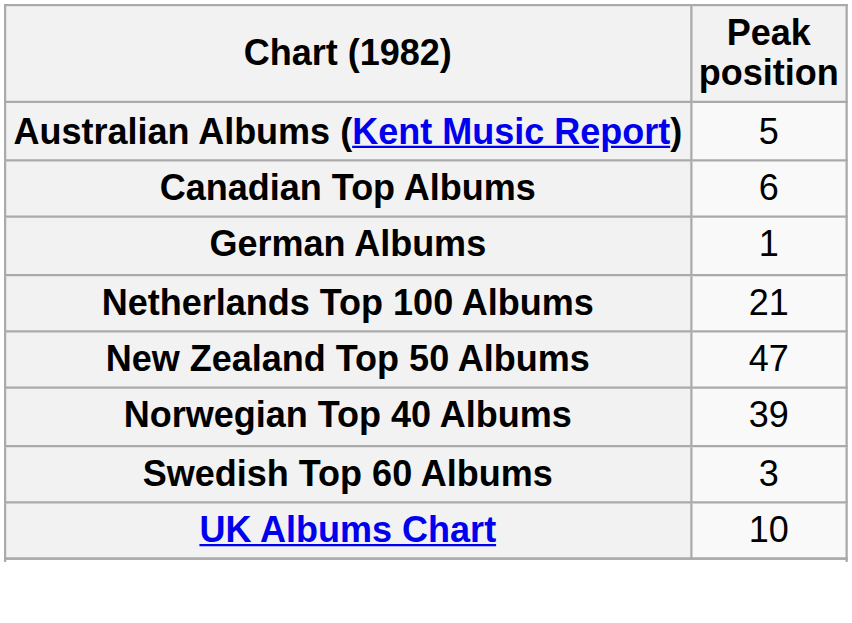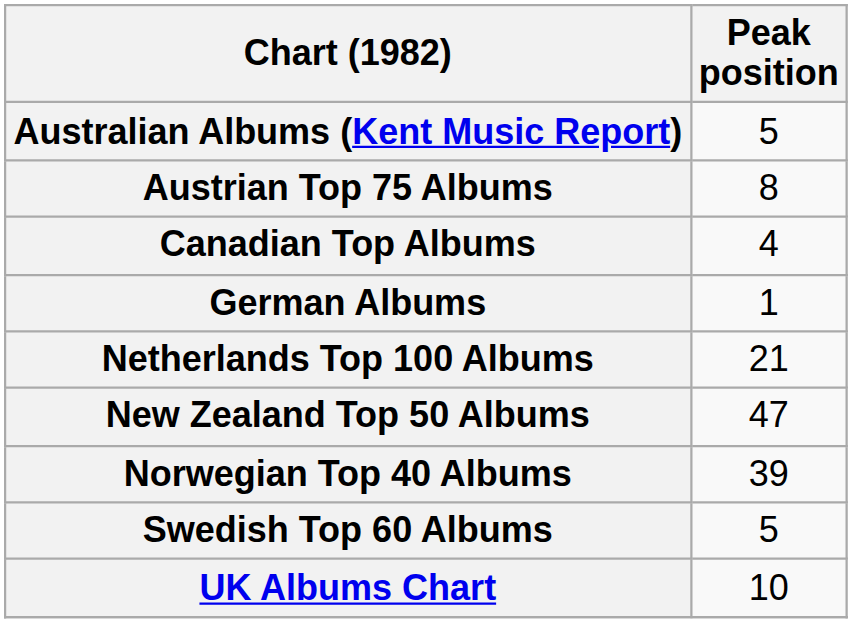+ row: (348, 187)
(769, 187) 6 -> (769, 244) 4
(769, 473) 3 -> (769, 530) 5
